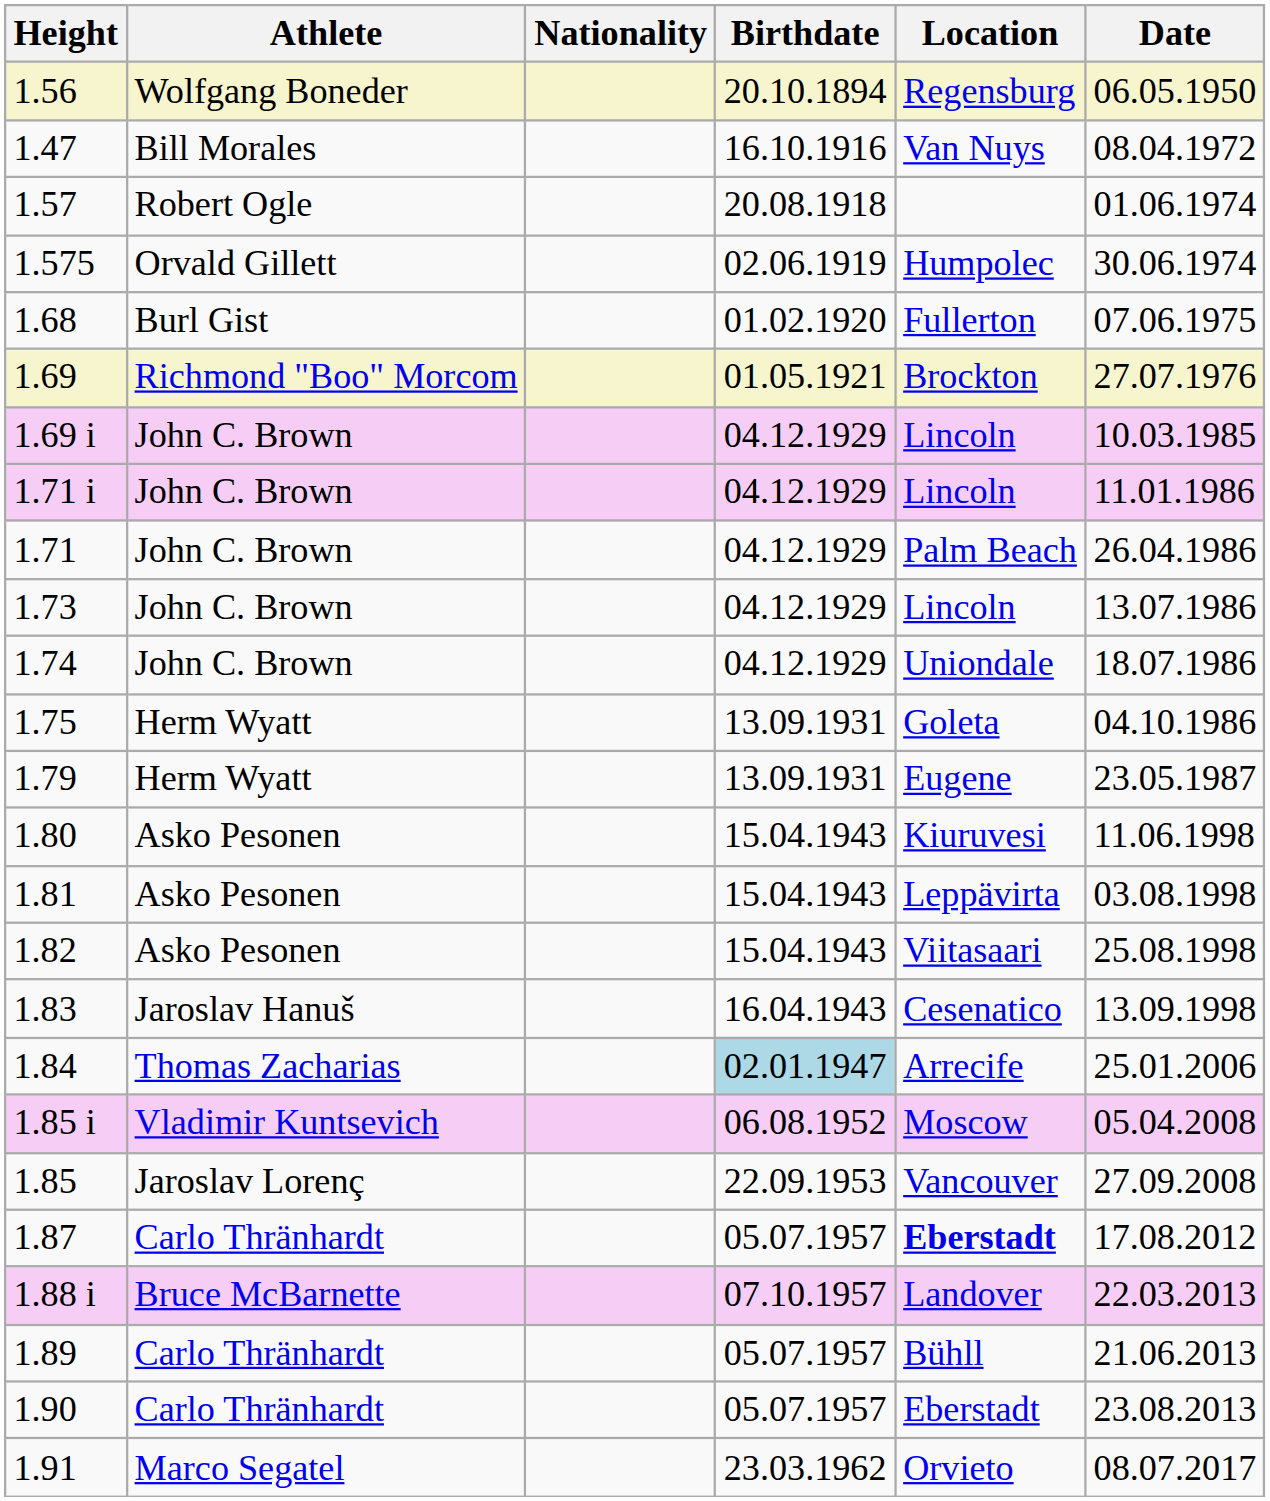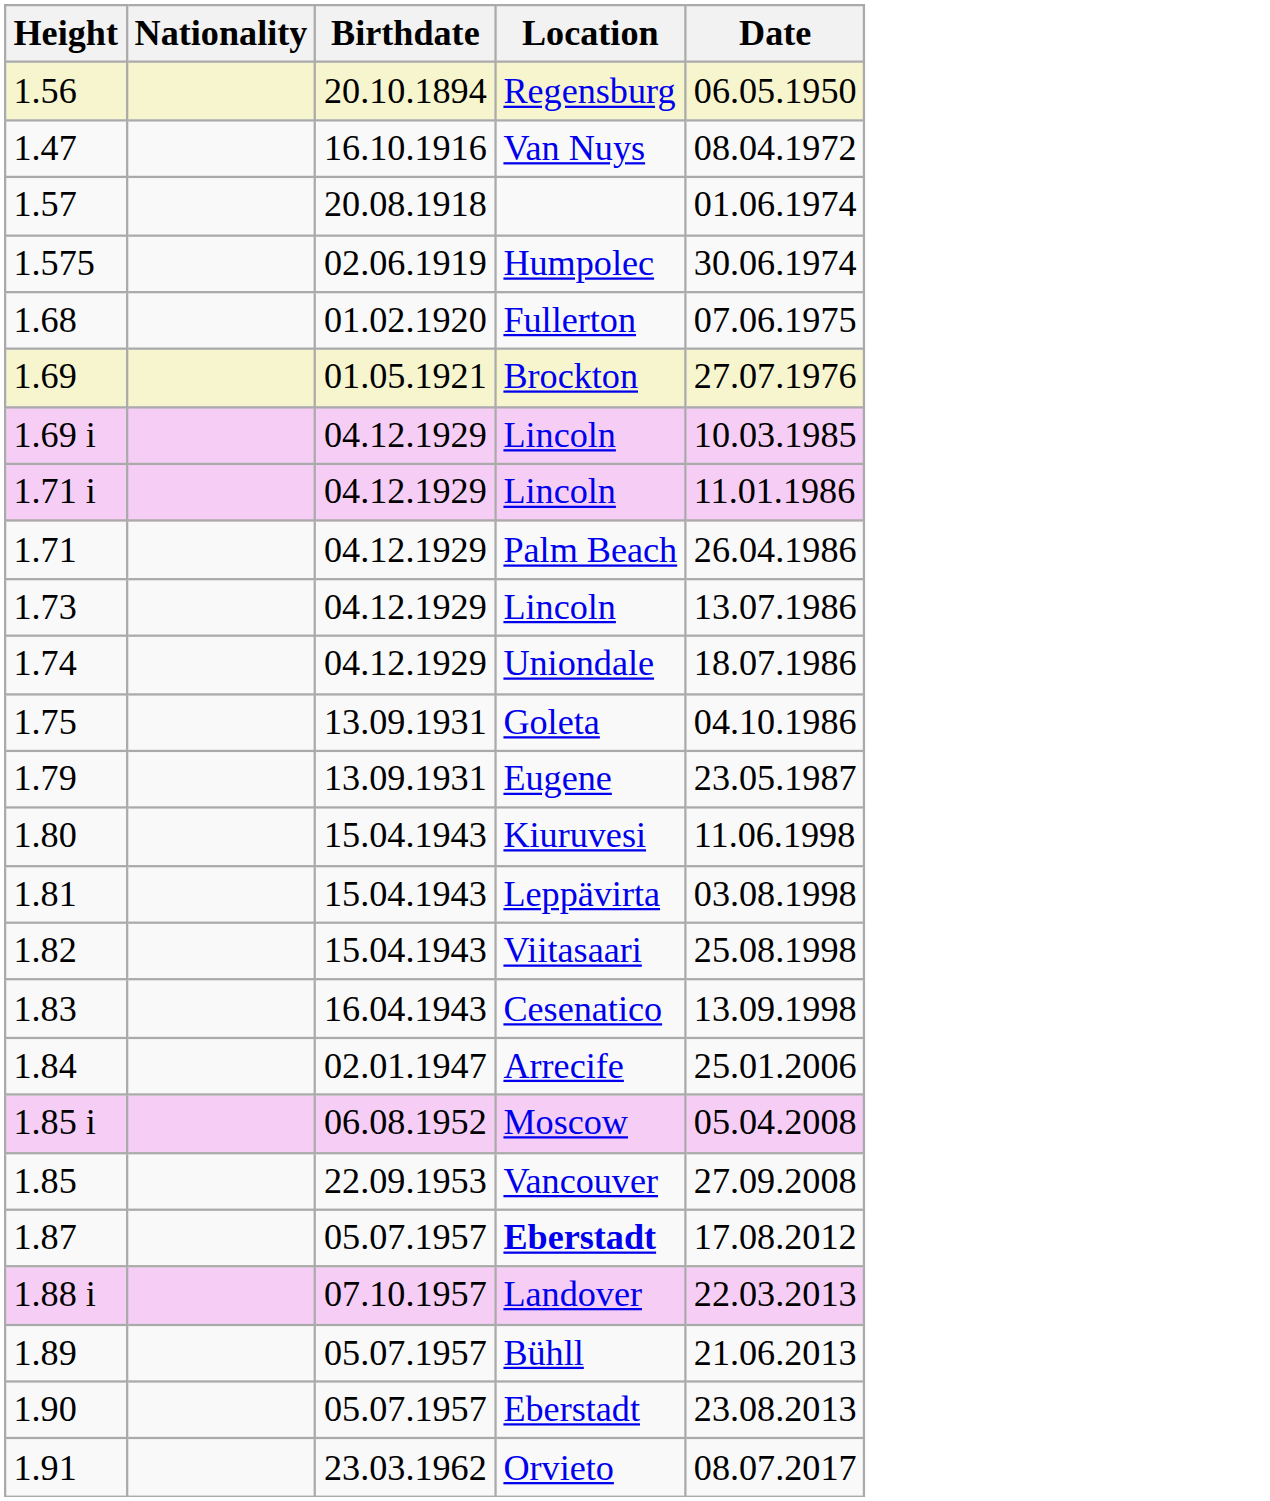- column: (326, 33)
(805, 1065) lightblue background -> (405, 1065) no background
